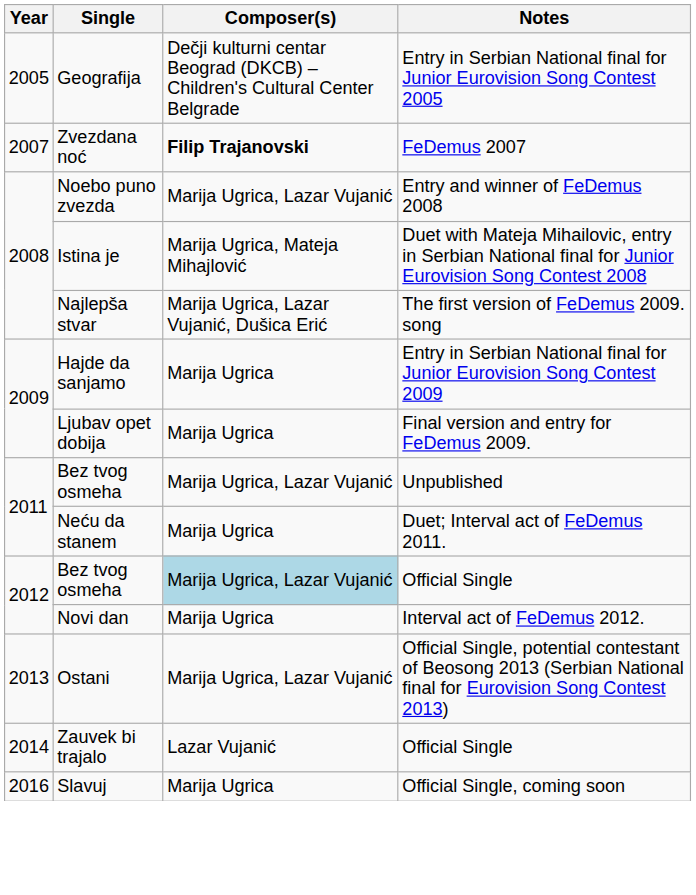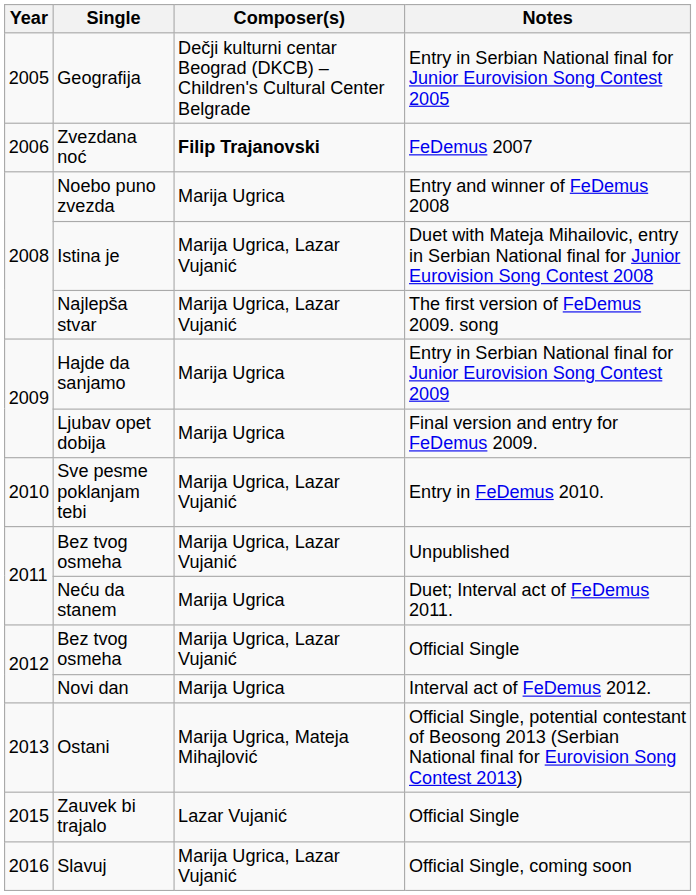(29, 147) 2007 -> (29, 147) 2006
(280, 196) Marija Ugrica, Lazar Vujanić -> (231, 196) Marija Ugrica
(253, 255) Marija Ugrica, Mateja Mihajlović -> (259, 255) Marija Ugrica, Lazar Vujanić
(248, 314) Marija Ugrica, Lazar Vujanić, Dušica Erić -> (259, 314) Marija Ugrica, Lazar Vujanić
+ row: (103, 492)
(280, 580) lightblue background -> (259, 649) no background
(280, 678) Marija Ugrica, Lazar Vujanić -> (263, 747) Marija Ugrica, Mateja Mihajlović
(29, 747) 2014 -> (29, 816) 2015
(220, 786) Marija Ugrica -> (259, 865) Marija Ugrica, Lazar Vujanić
